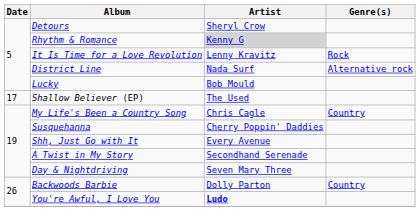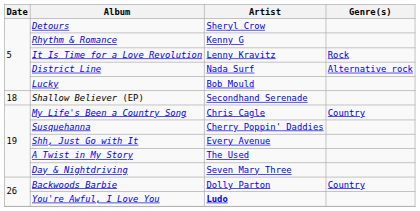(225, 40) lightgrey background -> (225, 40) no background
(12, 98) 17 -> (12, 98) 18
(228, 98) The Used -> (257, 98) Secondhand Serenade
(257, 156) Secondhand Serenade -> (228, 156) The Used
